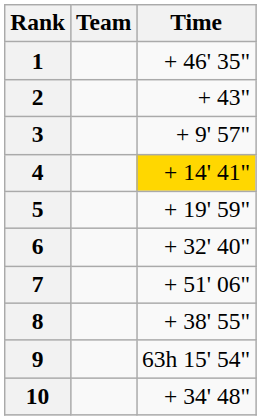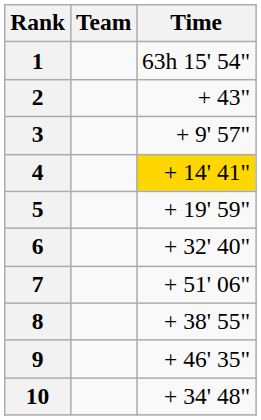(207, 60) + 46' 35" -> (196, 60) 63h 15' 54"
(196, 358) 63h 15' 54" -> (207, 358) + 46' 35"
